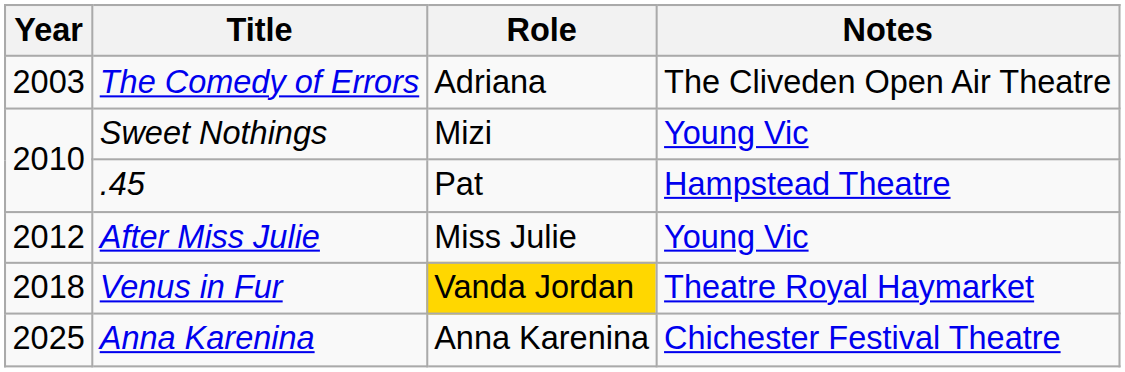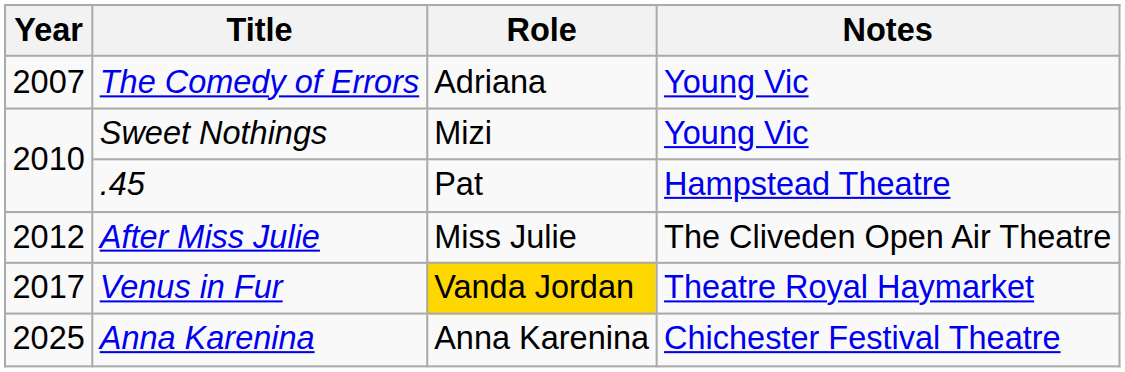(49, 81) 2003 -> (49, 81) 2007
(888, 81) The Cliveden Open Air Theatre -> (736, 81) Young Vic
(736, 236) Young Vic -> (888, 236) The Cliveden Open Air Theatre
(49, 287) 2018 -> (49, 287) 2017
